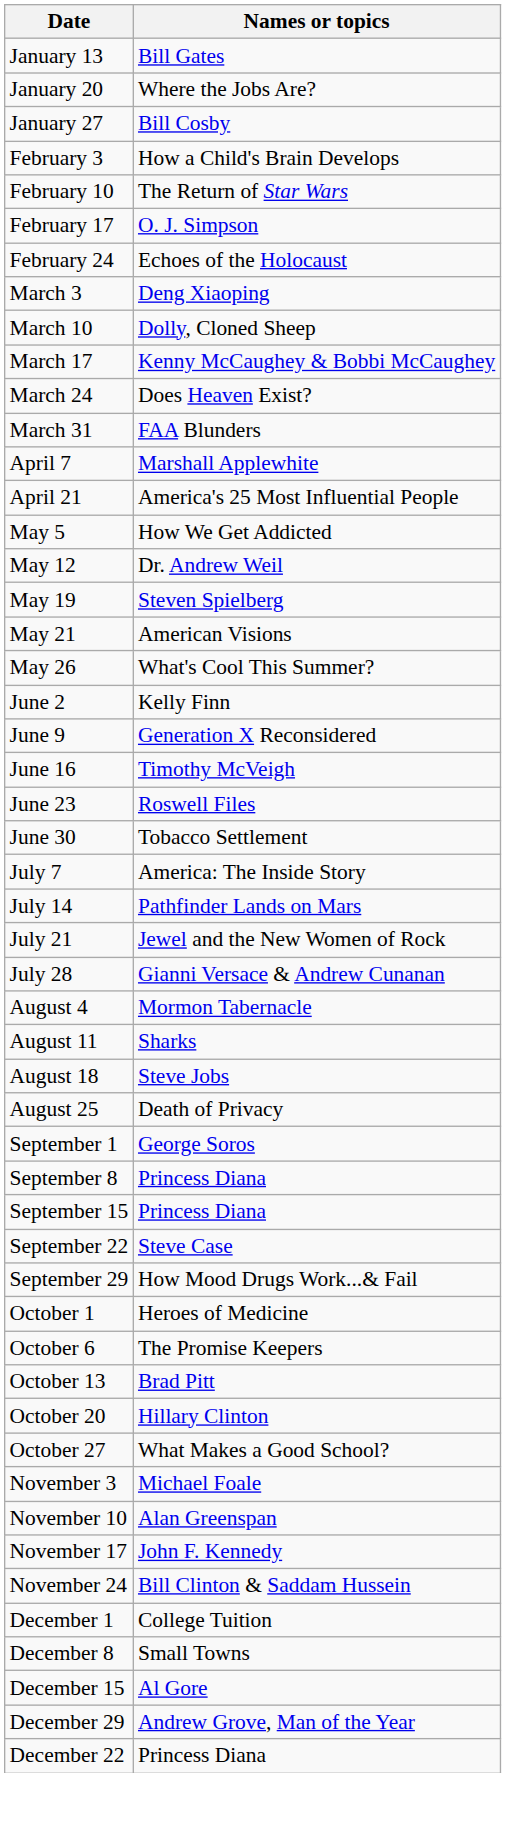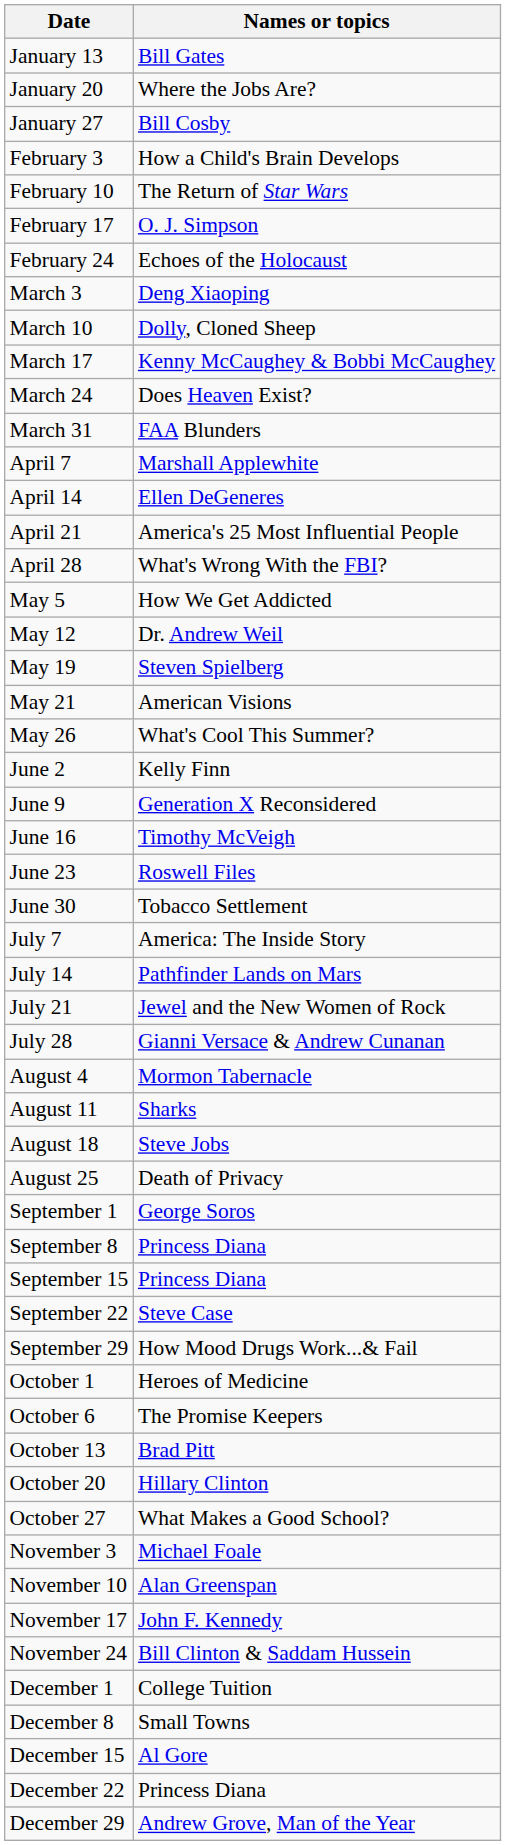+ row: (46, 497)
+ row: (46, 565)
rows swapped: (67, 1755) <-> (67, 1721)
